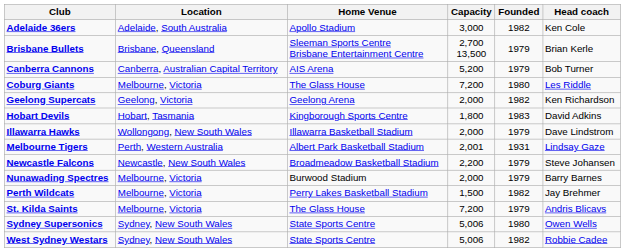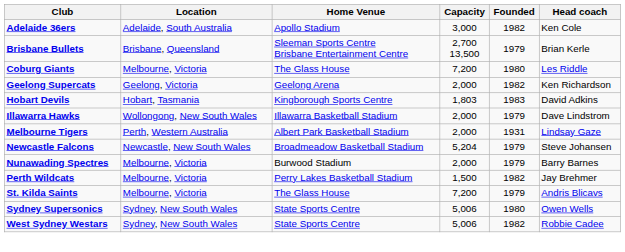- row: (50, 69)
(471, 116) 1,800 -> (465, 100) 1,803
(471, 147) 2,001 -> (465, 131) 2,000
(471, 162) 2,200 -> (465, 147) 5,204
